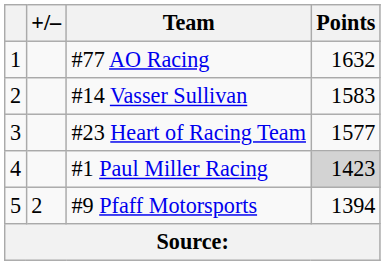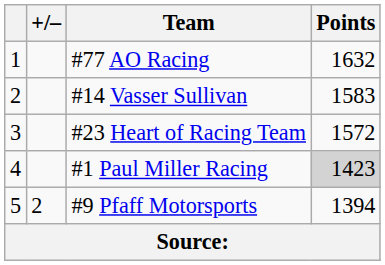(353, 132) 1577 -> (353, 132) 1572
